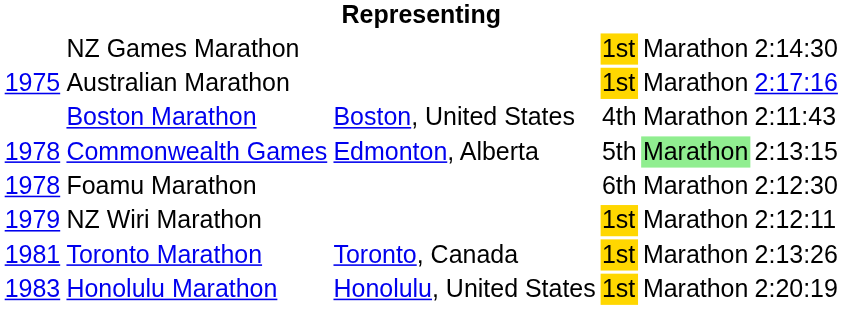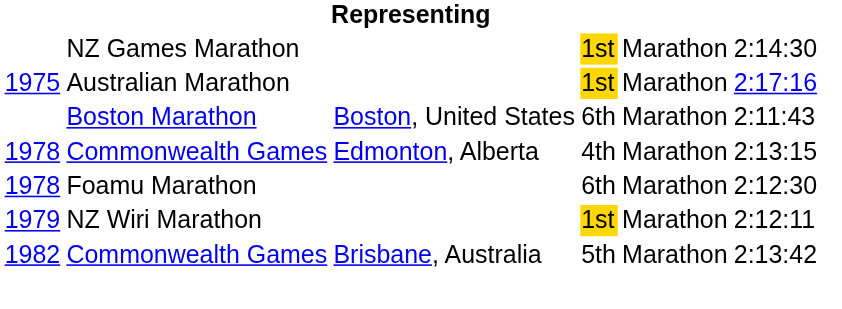(619, 117) 4th -> (599, 117) 6th
(619, 151) 5th -> (599, 151) 4th
(696, 151) lightgreen background -> (675, 151) no background
- row: (32, 254)
+ row: (32, 254)
- row: (32, 288)
